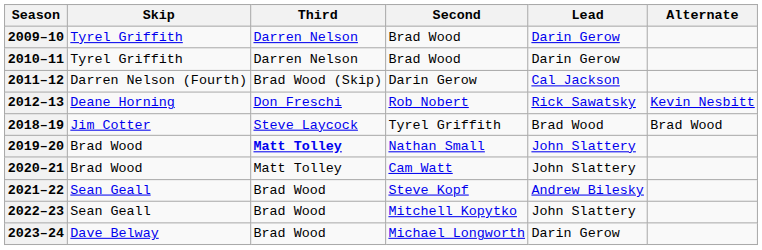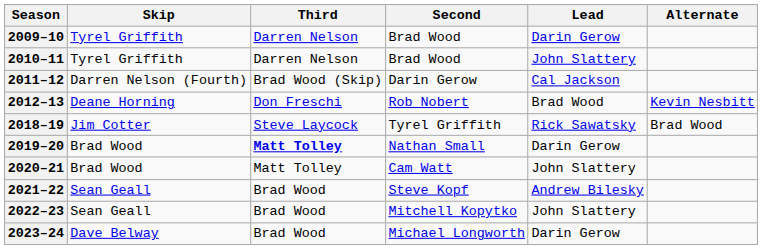(576, 59) Darin Gerow -> (584, 59) John Slattery
(584, 103) Rick Sawatsky -> (568, 103) Brad Wood
(568, 125) Brad Wood -> (584, 125) Rick Sawatsky
(584, 146) John Slattery -> (576, 146) Darin Gerow
